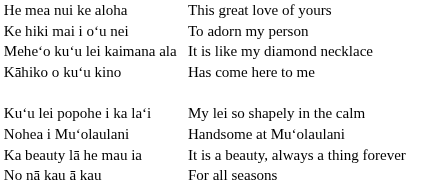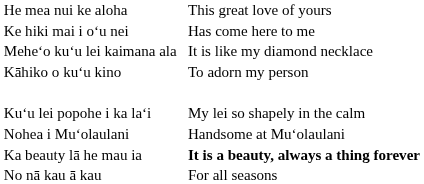(248, 30) To adorn my person -> (251, 30) Has come here to me
(251, 72) Has come here to me -> (248, 72) To adorn my person
(297, 155) normal -> (304, 155) bold
